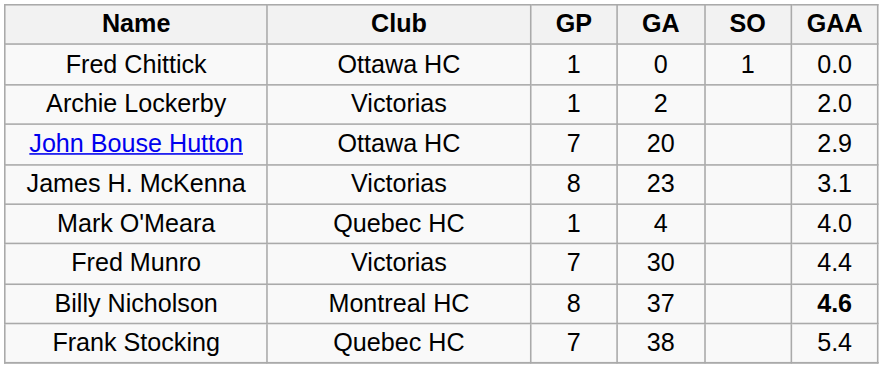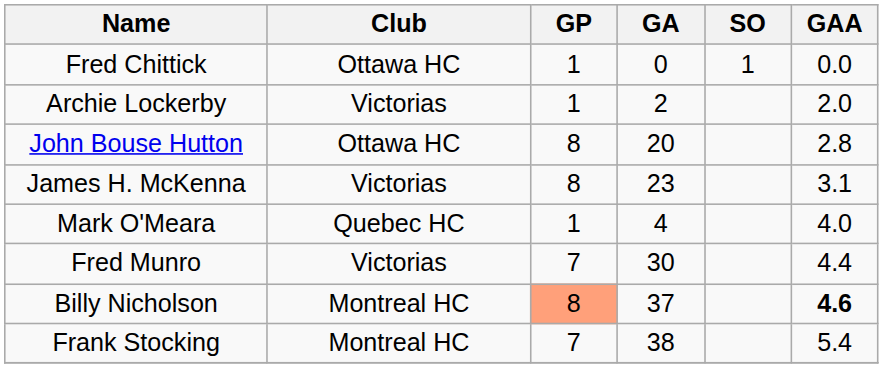(574, 143) 7 -> (574, 143) 8
(835, 143) 2.9 -> (835, 143) 2.8
(574, 303) no background -> (574, 303) lightsalmon background
(399, 343) Quebec HC -> (399, 343) Montreal HC
